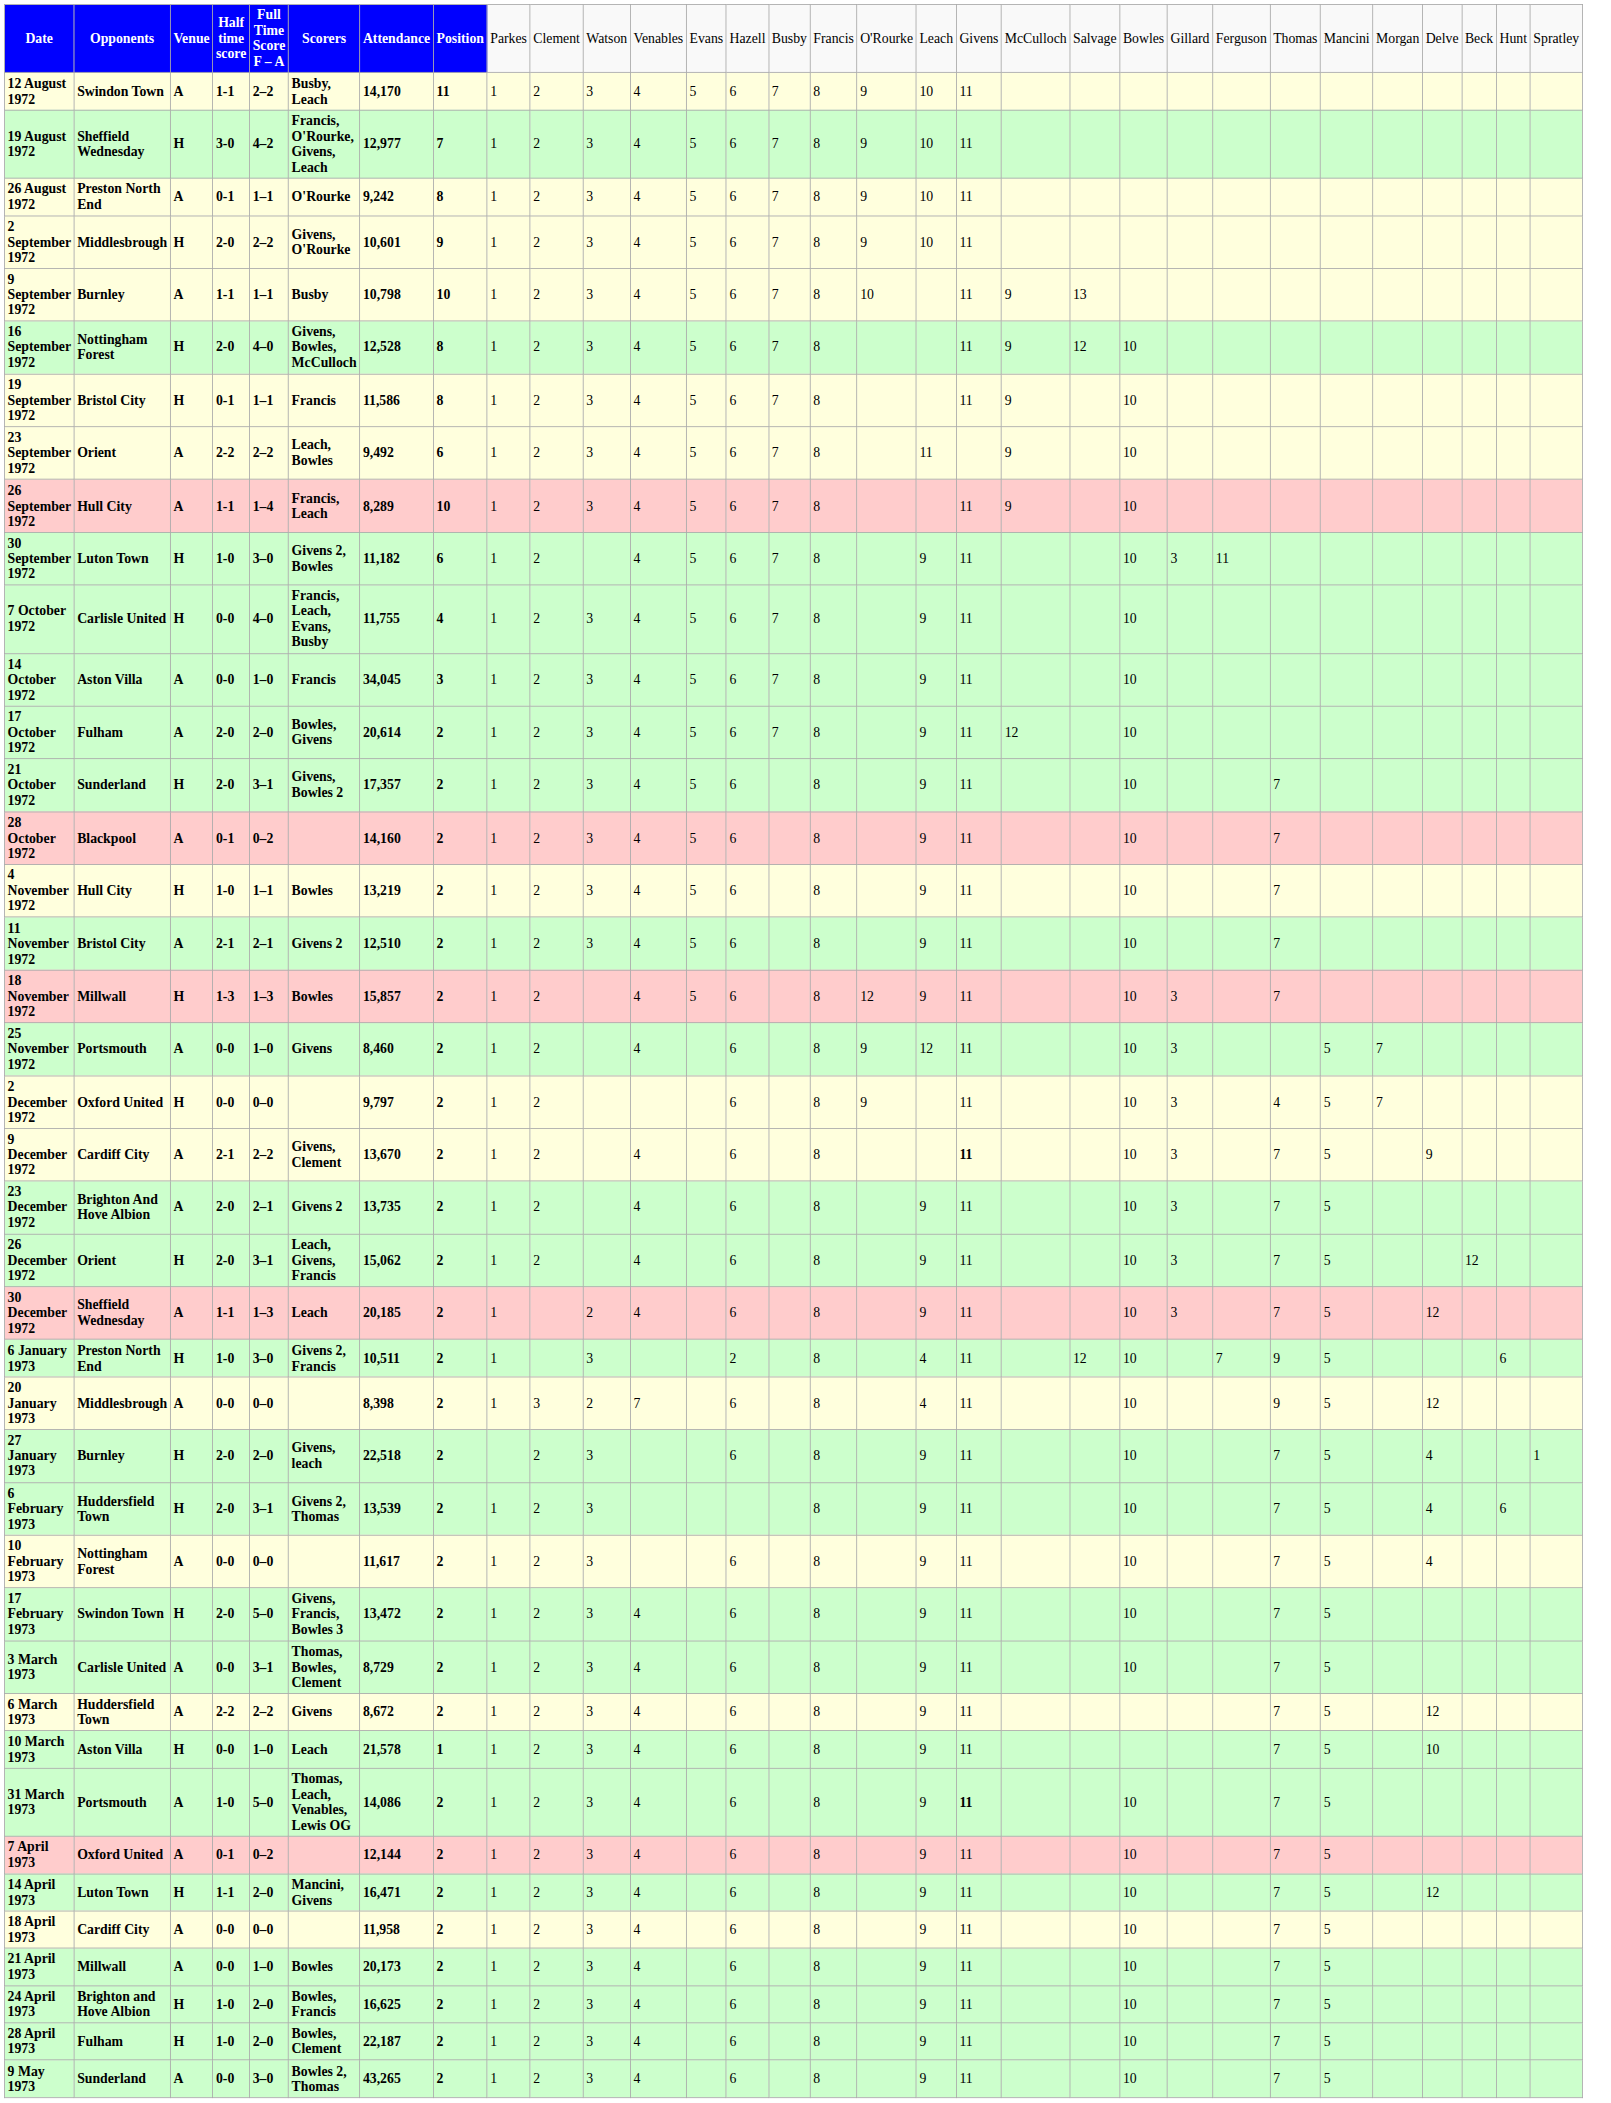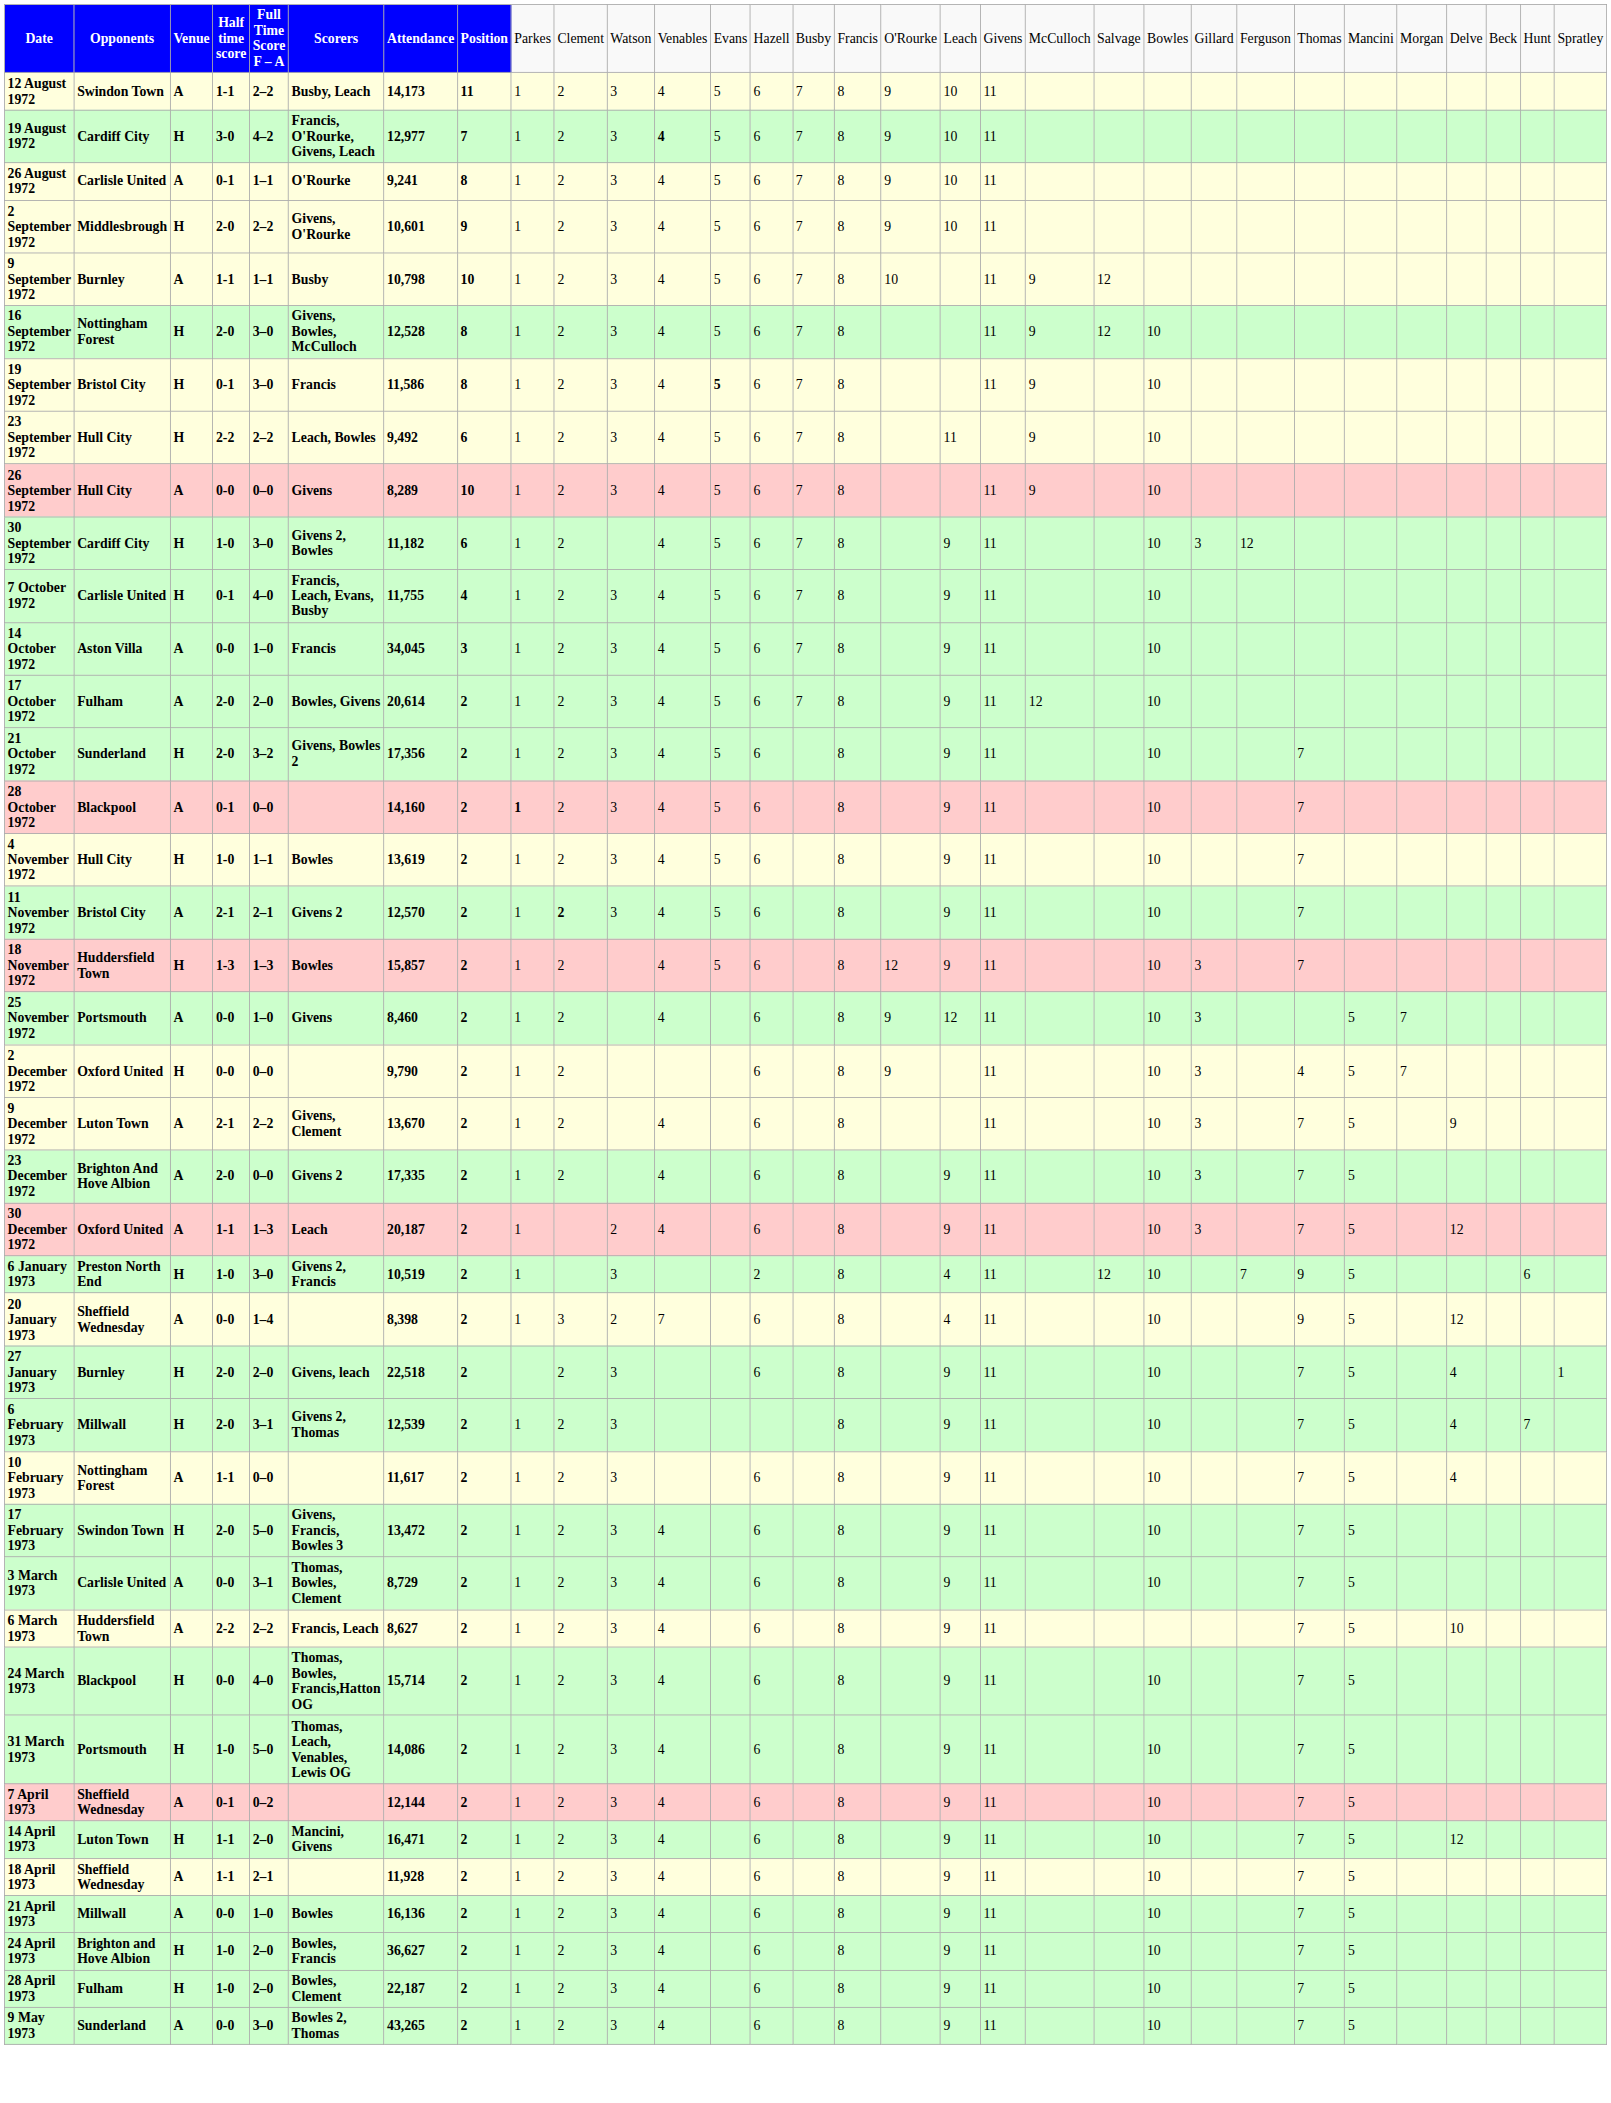(382, 91) 14,170 -> (406, 91) 14,173
(111, 144) Sheffield Wednesday -> (113, 136) Cardiff City
(637, 144) normal -> (661, 136) bold
(119, 196) Preston North End -> (122, 181) Carlisle United
(378, 196) 9,242 -> (402, 181) 9,241
(1080, 294) 13 -> (1104, 279) 12
(263, 347) 4–0 -> (263, 332) 3–0
(263, 400) 1–1 -> (263, 384) 3–0
(693, 400) normal -> (717, 384) bold
(97, 453) Orient -> (104, 437) Hull City
(178, 453) A -> (179, 437) H
(225, 505) 1-1 -> (225, 490) 0-0
(263, 505) 1–4 -> (263, 490) 0–0
(315, 505) Francis, Leach -> (312, 490) Givens
(113, 558) Luton Town -> (113, 543) Cardiff City
(1222, 558) 11 -> (1247, 543) 12
(225, 619) 0-0 -> (225, 596) 0-1
(263, 785) 3–1 -> (263, 754) 3–2
(382, 785) 17,357 -> (406, 754) 17,356
(263, 838) 0–2 -> (263, 807) 0–0
(494, 838) normal -> (518, 807) bold
(382, 890) 13,219 -> (406, 859) 13,619
(382, 943) 12,510 -> (406, 912) 12,570
(537, 943) normal -> (561, 912) bold
(102, 996) Millwall -> (116, 965) Huddersfield Town
(378, 1102) 9,797 -> (402, 1071) 9,790
(113, 1154) Cardiff City -> (113, 1123) Luton Town
(966, 1154) bold -> (990, 1123) normal
(263, 1207) 2–1 -> (263, 1176) 0–0
(382, 1207) 13,735 -> (406, 1176) 17,335
- row: (37, 1260)
(111, 1313) Sheffield Wednesday -> (120, 1229) Oxford United
(382, 1313) 20,185 -> (406, 1229) 20,187
(381, 1358) 10,511 -> (406, 1274) 10,519
(122, 1403) Middlesbrough -> (111, 1319) Sheffield Wednesday
(263, 1403) 0–0 -> (263, 1319) 1–4
(116, 1508) Huddersfield Town -> (102, 1425) Millwall
(382, 1508) 13,539 -> (406, 1425) 12,539
(1503, 1508) 6 -> (1527, 1425) 7
(225, 1561) 0-0 -> (225, 1477) 1-1
(312, 1712) Givens -> (335, 1628) Francis, Leach
(378, 1712) 8,672 -> (402, 1628) 8,627
(1433, 1712) 12 -> (1457, 1628) 10
- row: (36, 1749)
+ row: (36, 1681)
(178, 1802) A -> (179, 1749) H
(966, 1802) bold -> (990, 1749) normal
(120, 1855) Oxford United -> (111, 1802) Sheffield Wednesday
(113, 1929) Cardiff City -> (111, 1876) Sheffield Wednesday
(225, 1929) 0-0 -> (225, 1876) 1-1
(263, 1929) 0–0 -> (263, 1876) 2–1
(381, 1929) 11,958 -> (406, 1876) 11,928
(382, 1966) 20,173 -> (406, 1914) 16,136
(382, 2004) 16,625 -> (406, 1951) 36,627
